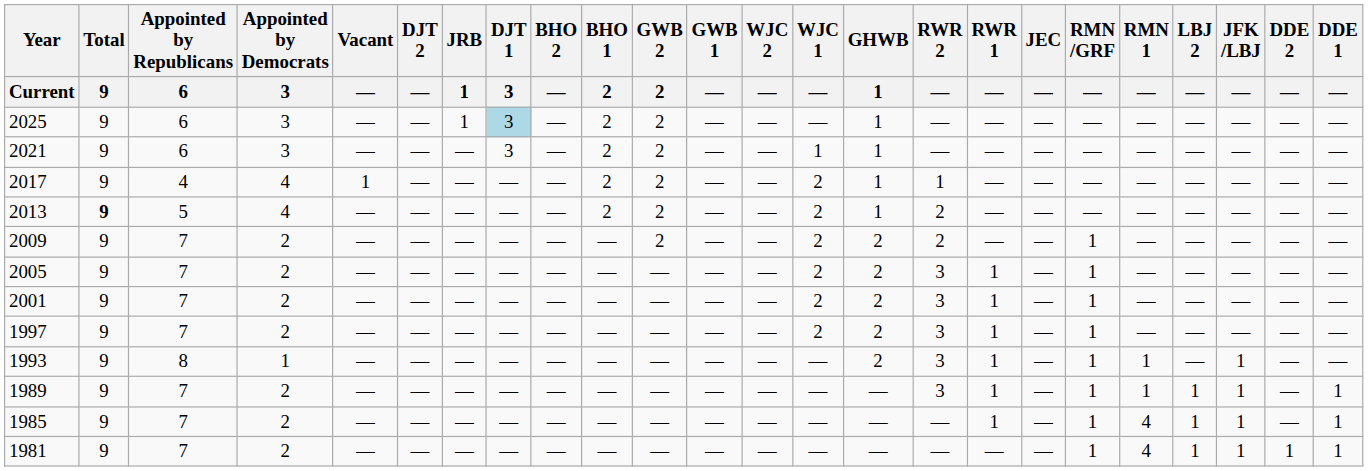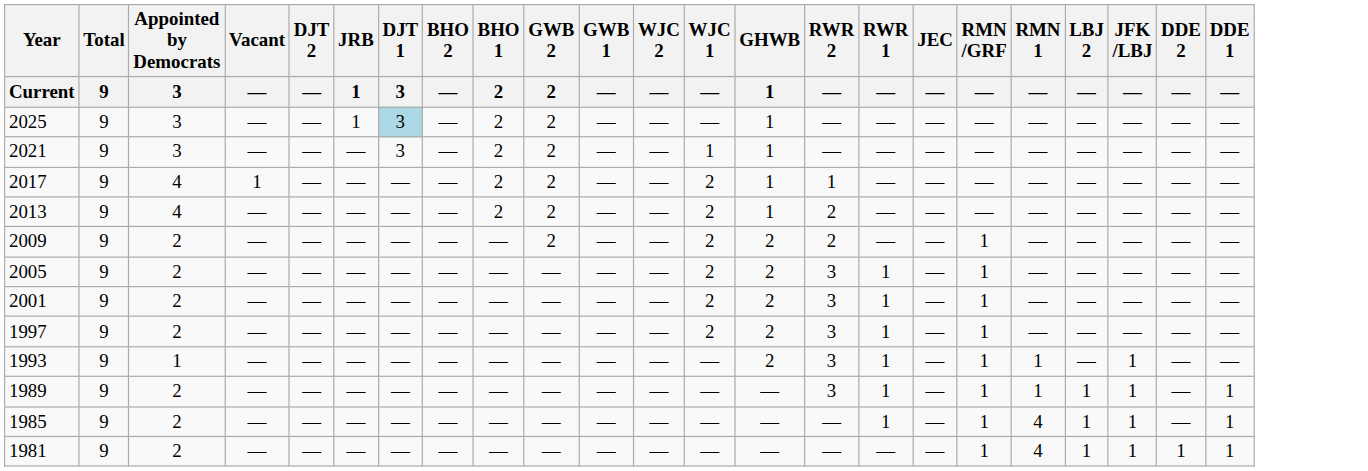- column: (183, 91)
(104, 211) bold -> (104, 211) normal
